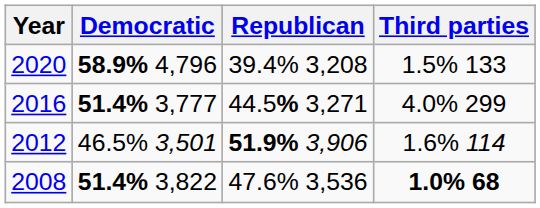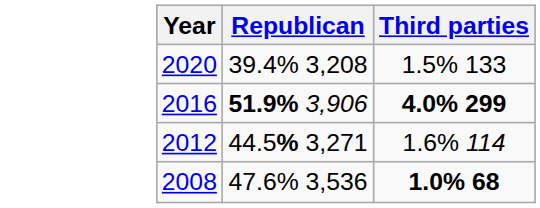- column: (147, 25)
(298, 104) 44.5% 3,271 -> (298, 104) 51.9% 3,906
(454, 104) normal -> (454, 104) bold
(298, 143) 51.9% 3,906 -> (298, 143) 44.5% 3,271
